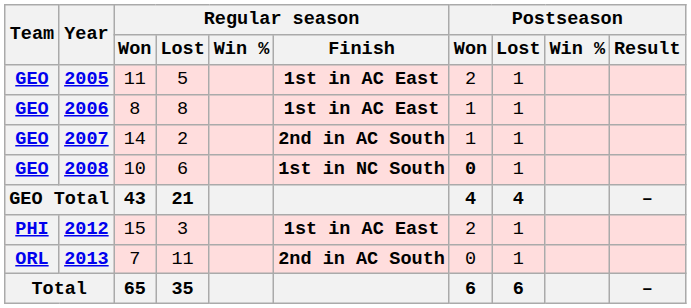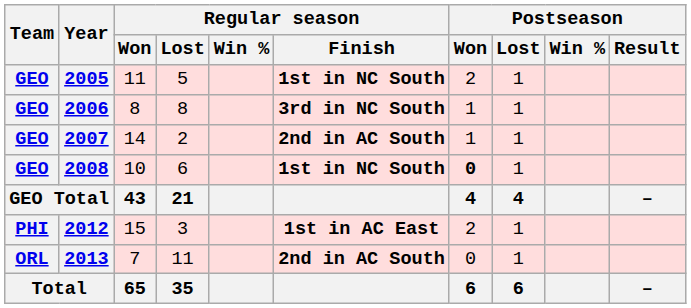(362, 80) 1st in AC East -> (362, 80) 1st in NC South
(362, 110) 1st in AC East -> (362, 110) 3rd in NC South
